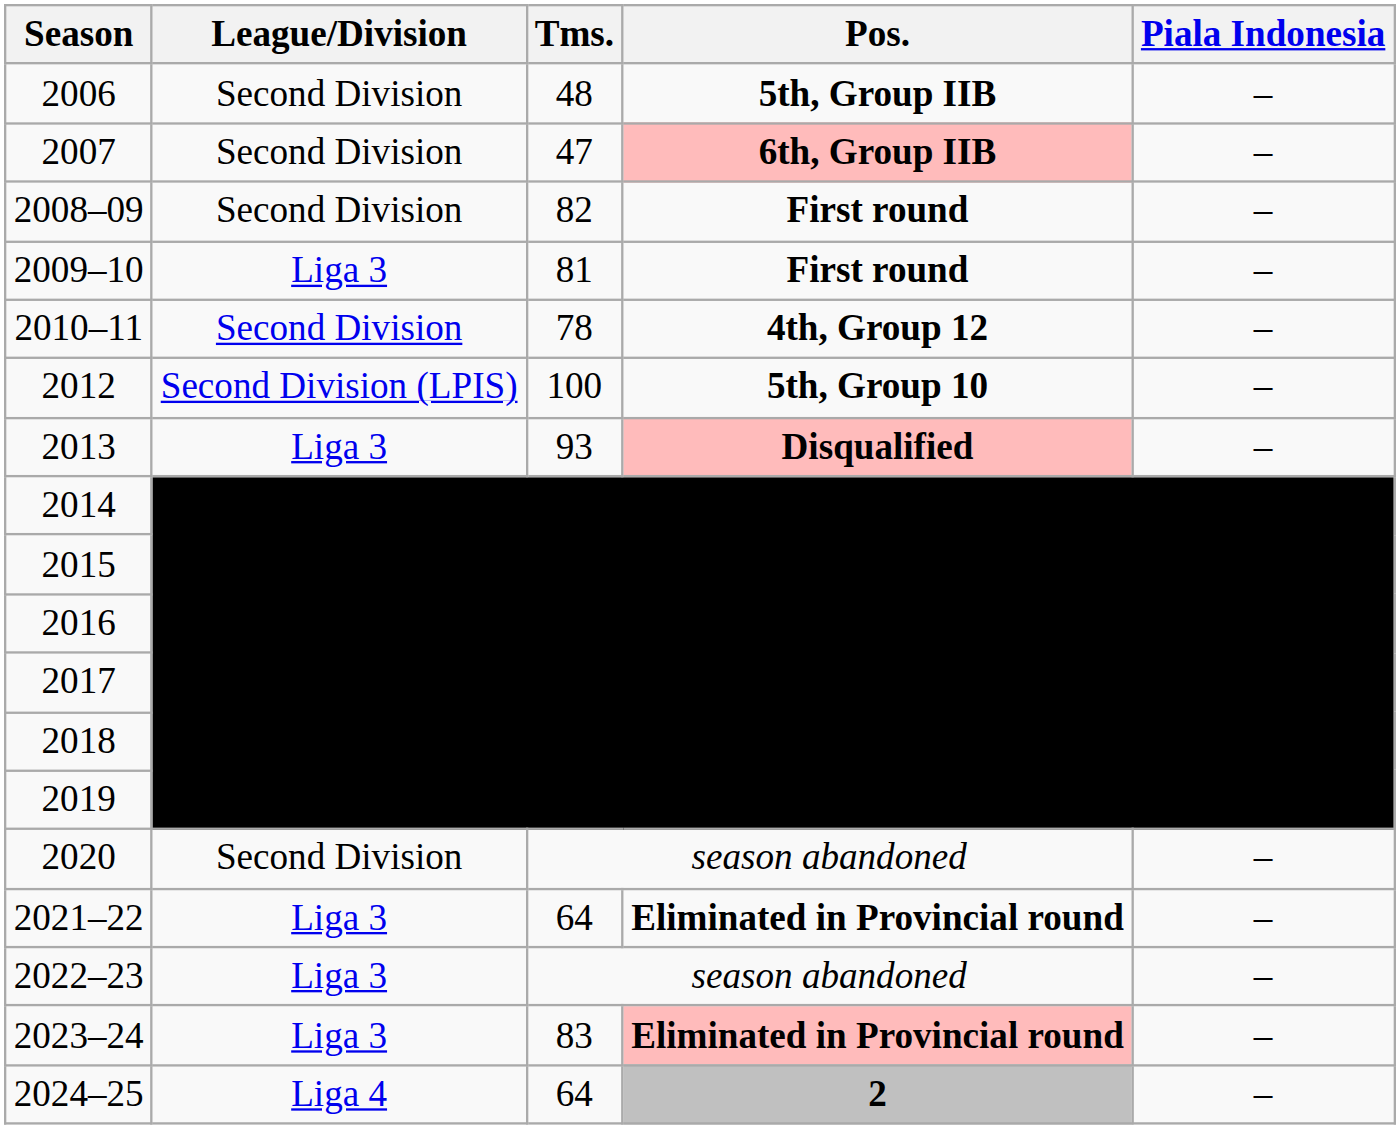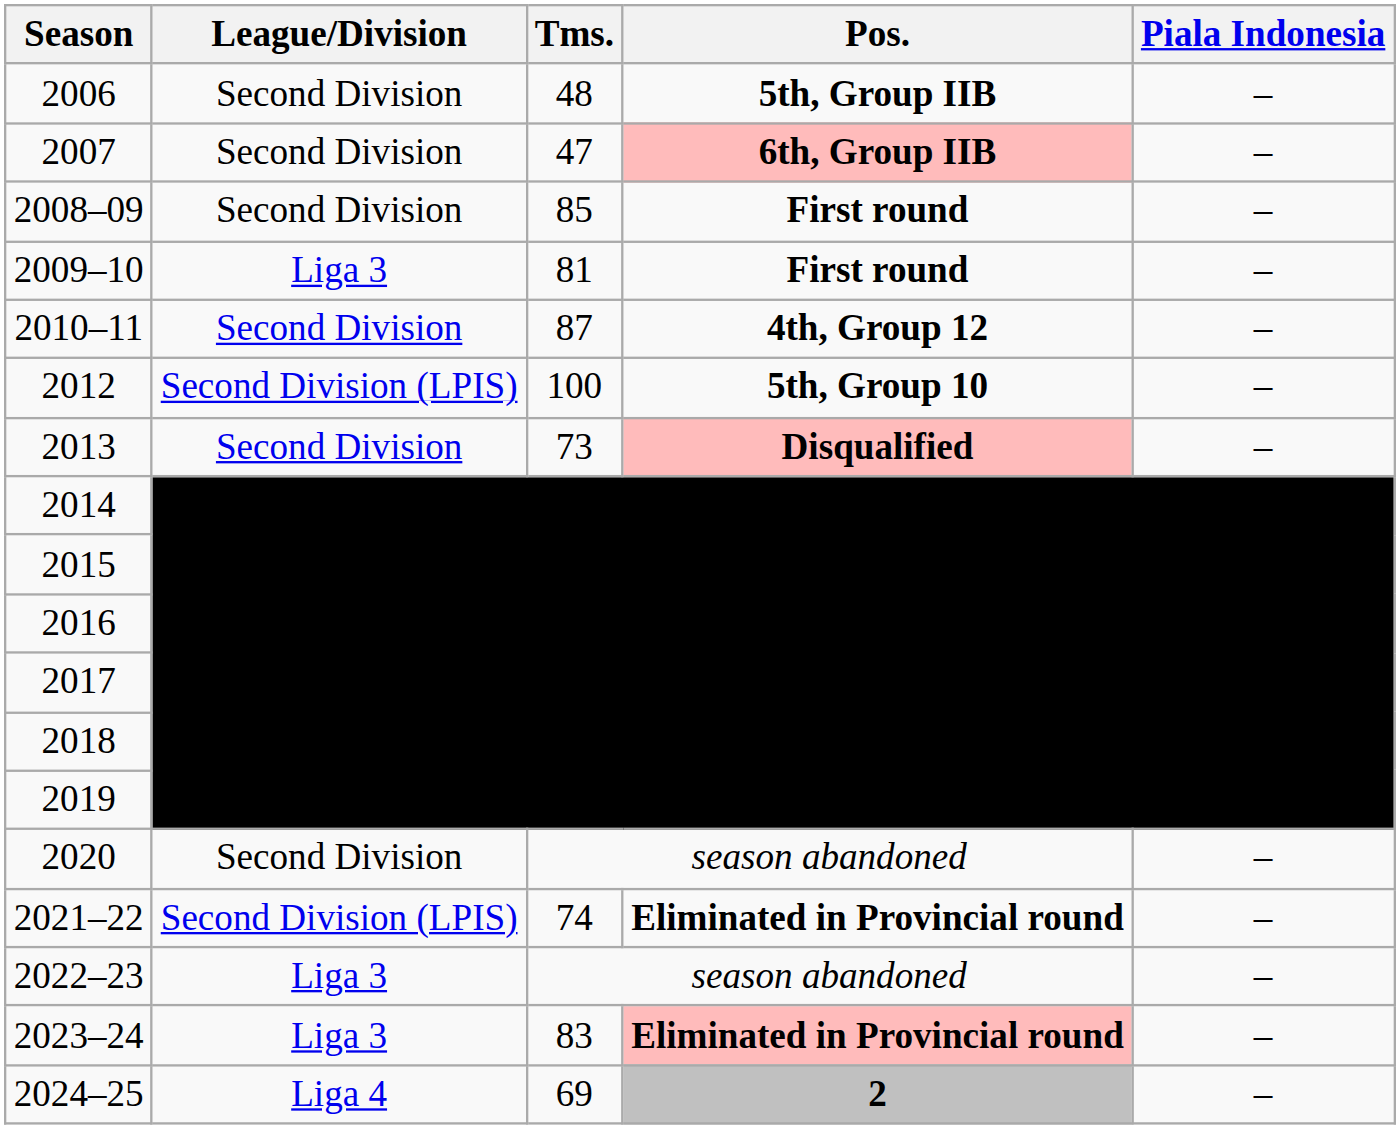(574, 210) 82 -> (574, 210) 85
(574, 328) 78 -> (574, 328) 87
(339, 446) Liga 3 -> (339, 446) Second Division
(574, 446) 93 -> (574, 446) 73
(339, 916) Liga 3 -> (339, 916) Second Division (LPIS)
(574, 916) 64 -> (574, 916) 74
(574, 1093) 64 -> (574, 1093) 69
